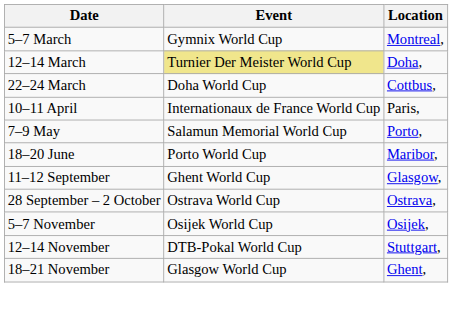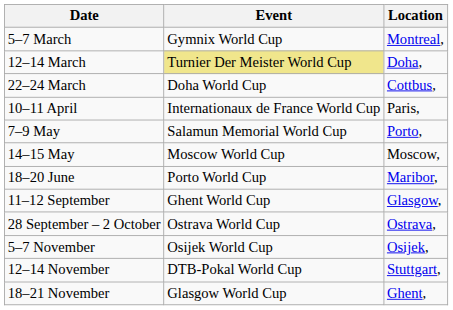+ row: (41, 154)
